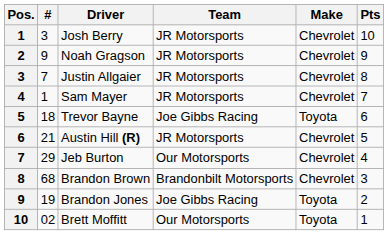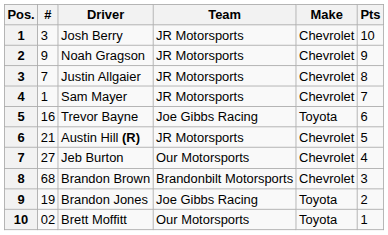(48, 117) 18 -> (48, 117) 16
(48, 158) 29 -> (48, 158) 27
